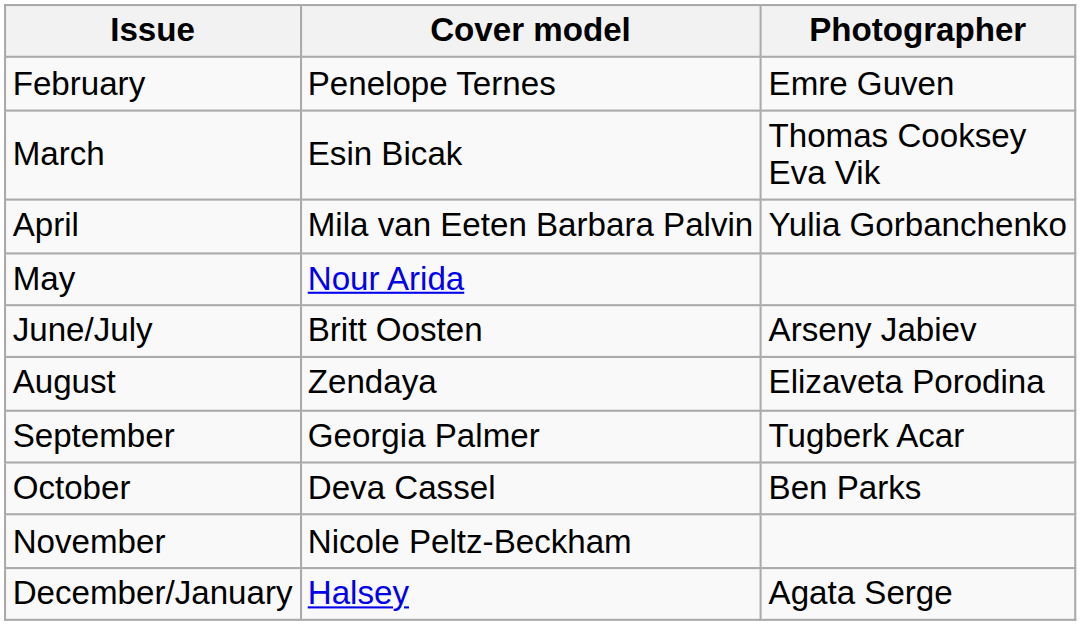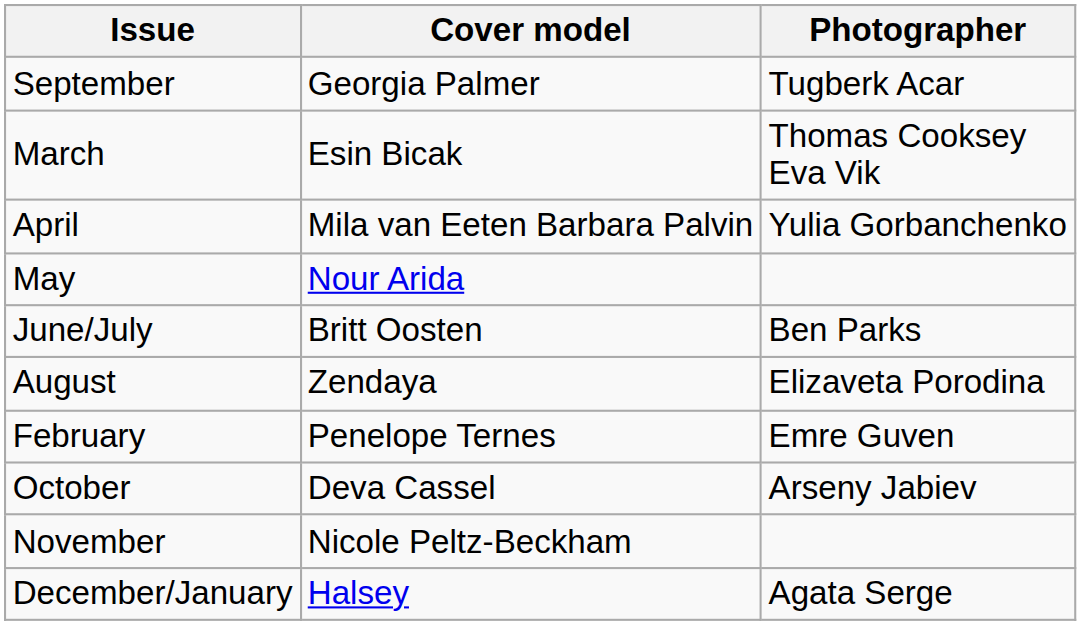rows swapped: (79, 83) <-> (94, 435)
(873, 330) Arseny Jabiev -> (845, 330) Ben Parks
(845, 488) Ben Parks -> (873, 488) Arseny Jabiev
